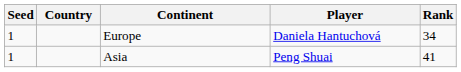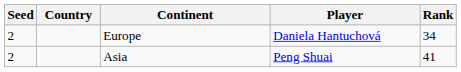(11, 35) 1 -> (11, 35) 2
(11, 56) 1 -> (11, 56) 2
